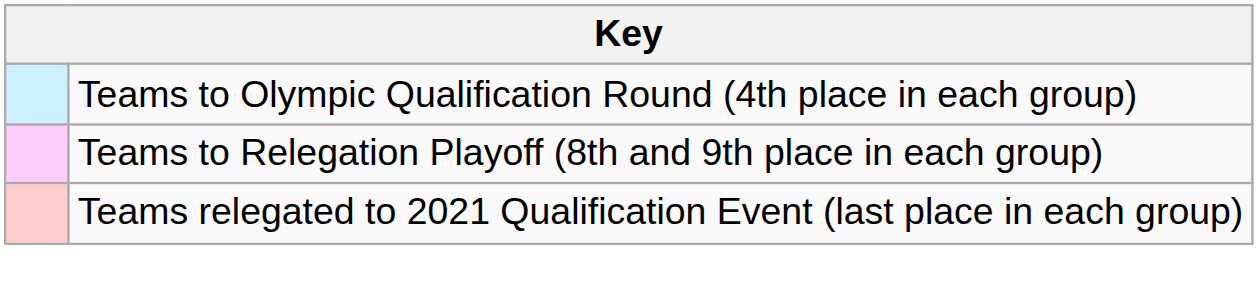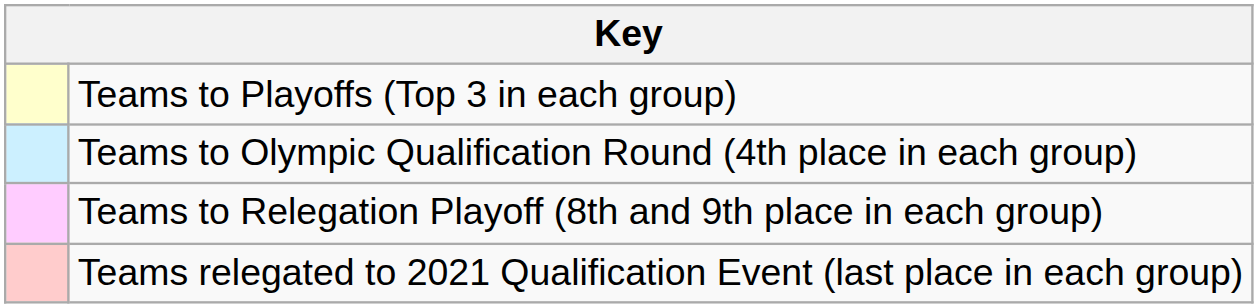+ row: (407, 93)
